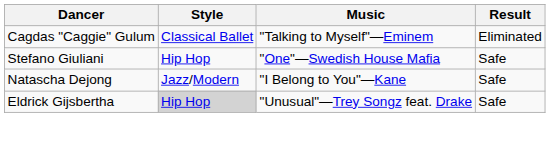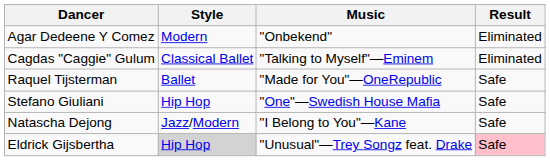+ row: (81, 36)
+ row: (62, 79)
(492, 101) no background -> (492, 144) pink background
